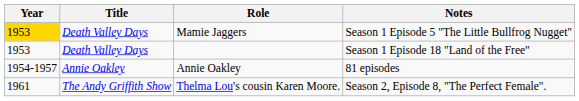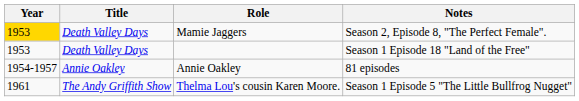(459, 31) Season 1 Episode 5 "The Little Bullfrog Nugget" -> (446, 31) Season 2, Episode 8, "The Perfect Female".
(446, 86) Season 2, Episode 8, "The Perfect Female". -> (459, 86) Season 1 Episode 5 "The Little Bullfrog Nugget"
